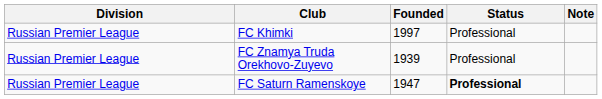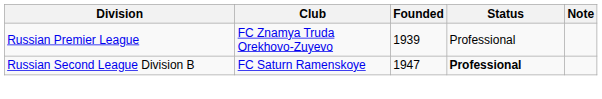- row: (265, 33)
(73, 84) Russian Premier League -> (101, 65) Russian Second League Division B
